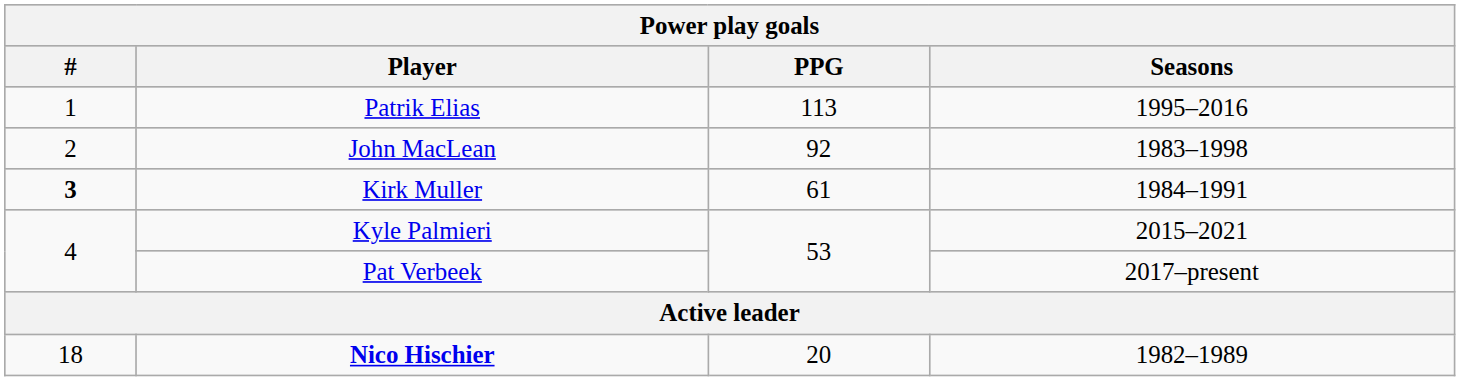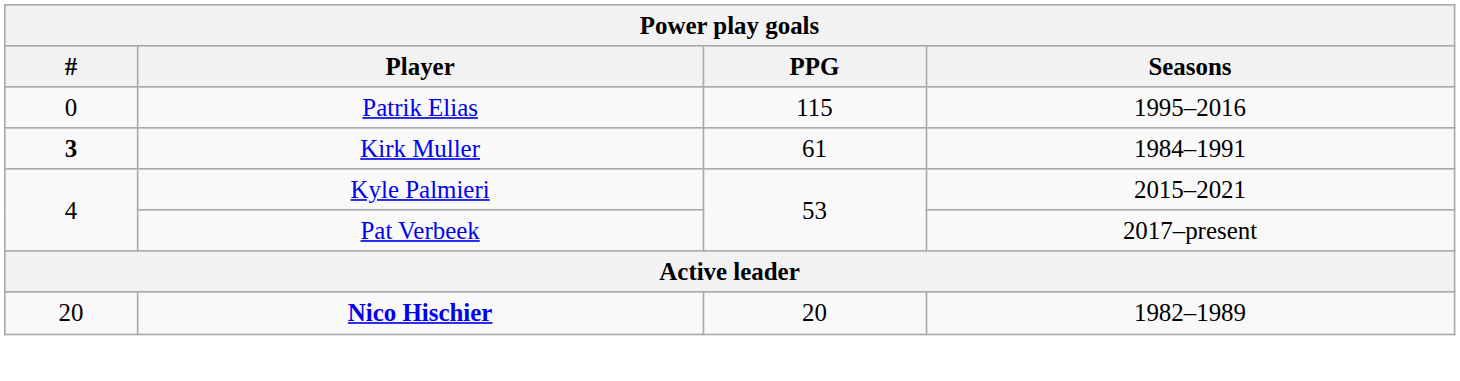(70, 107) 1 -> (71, 107) 0
(819, 107) 113 -> (814, 107) 115
- row: (422, 148)
(70, 354) 18 -> (71, 312) 20
